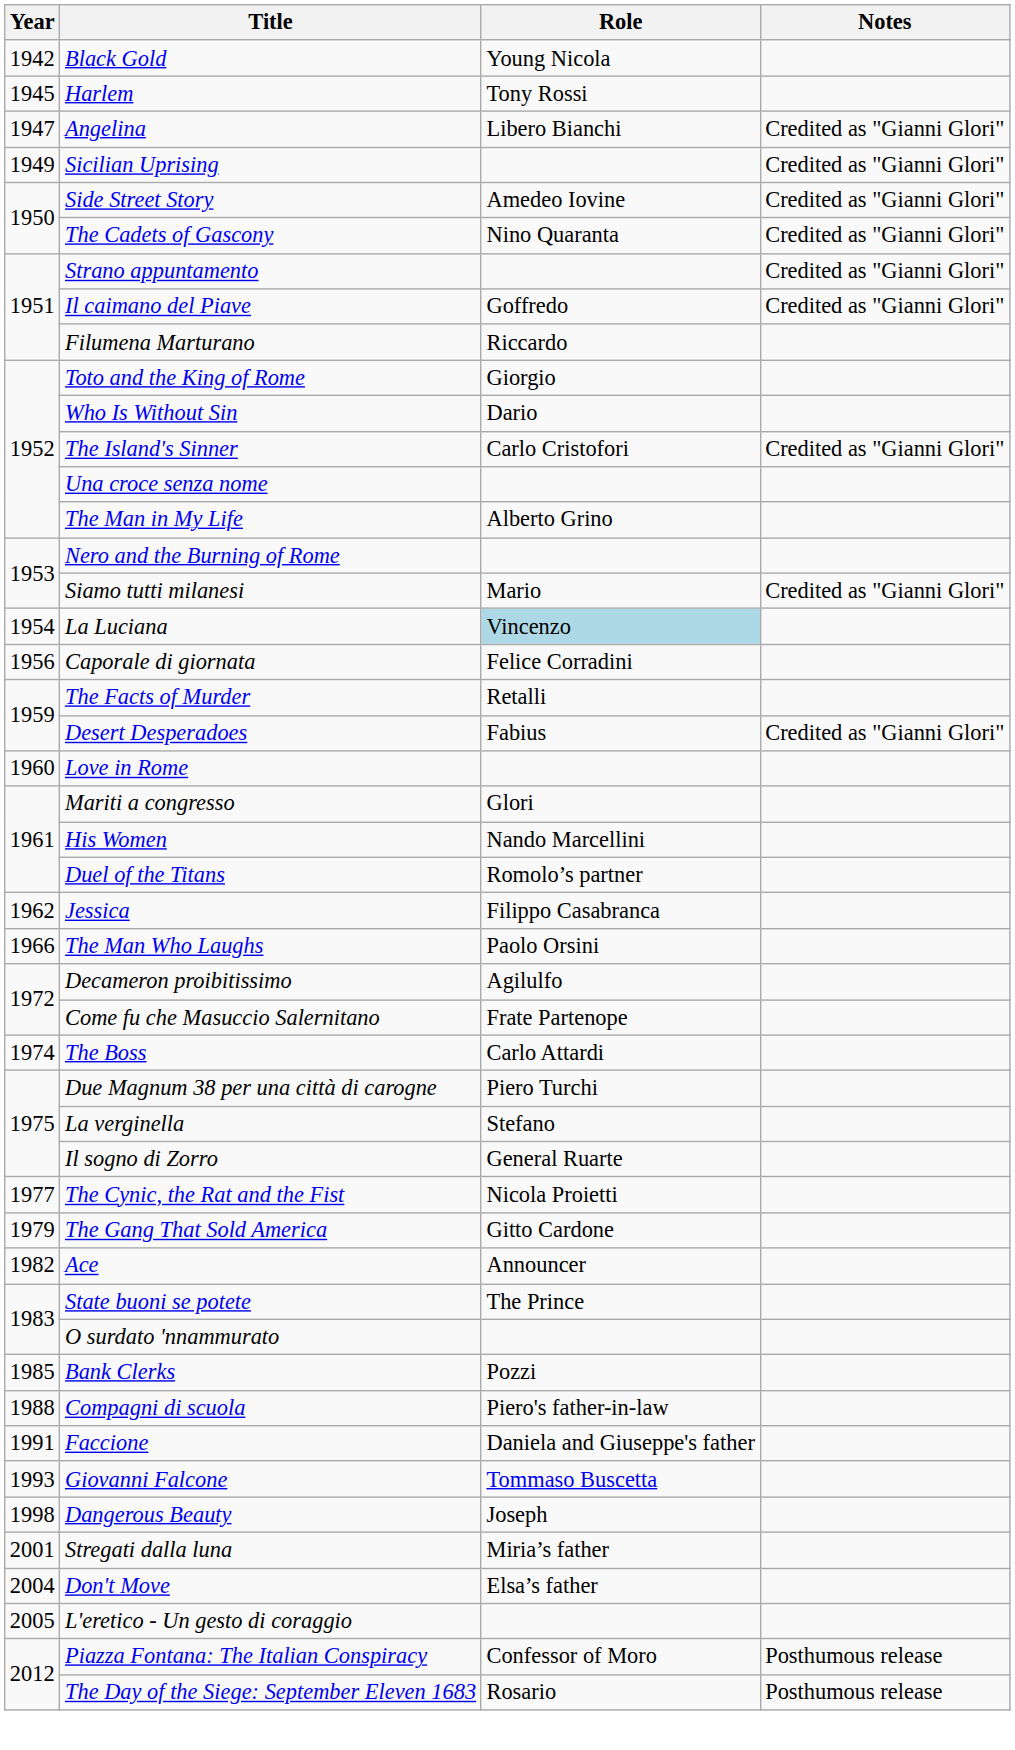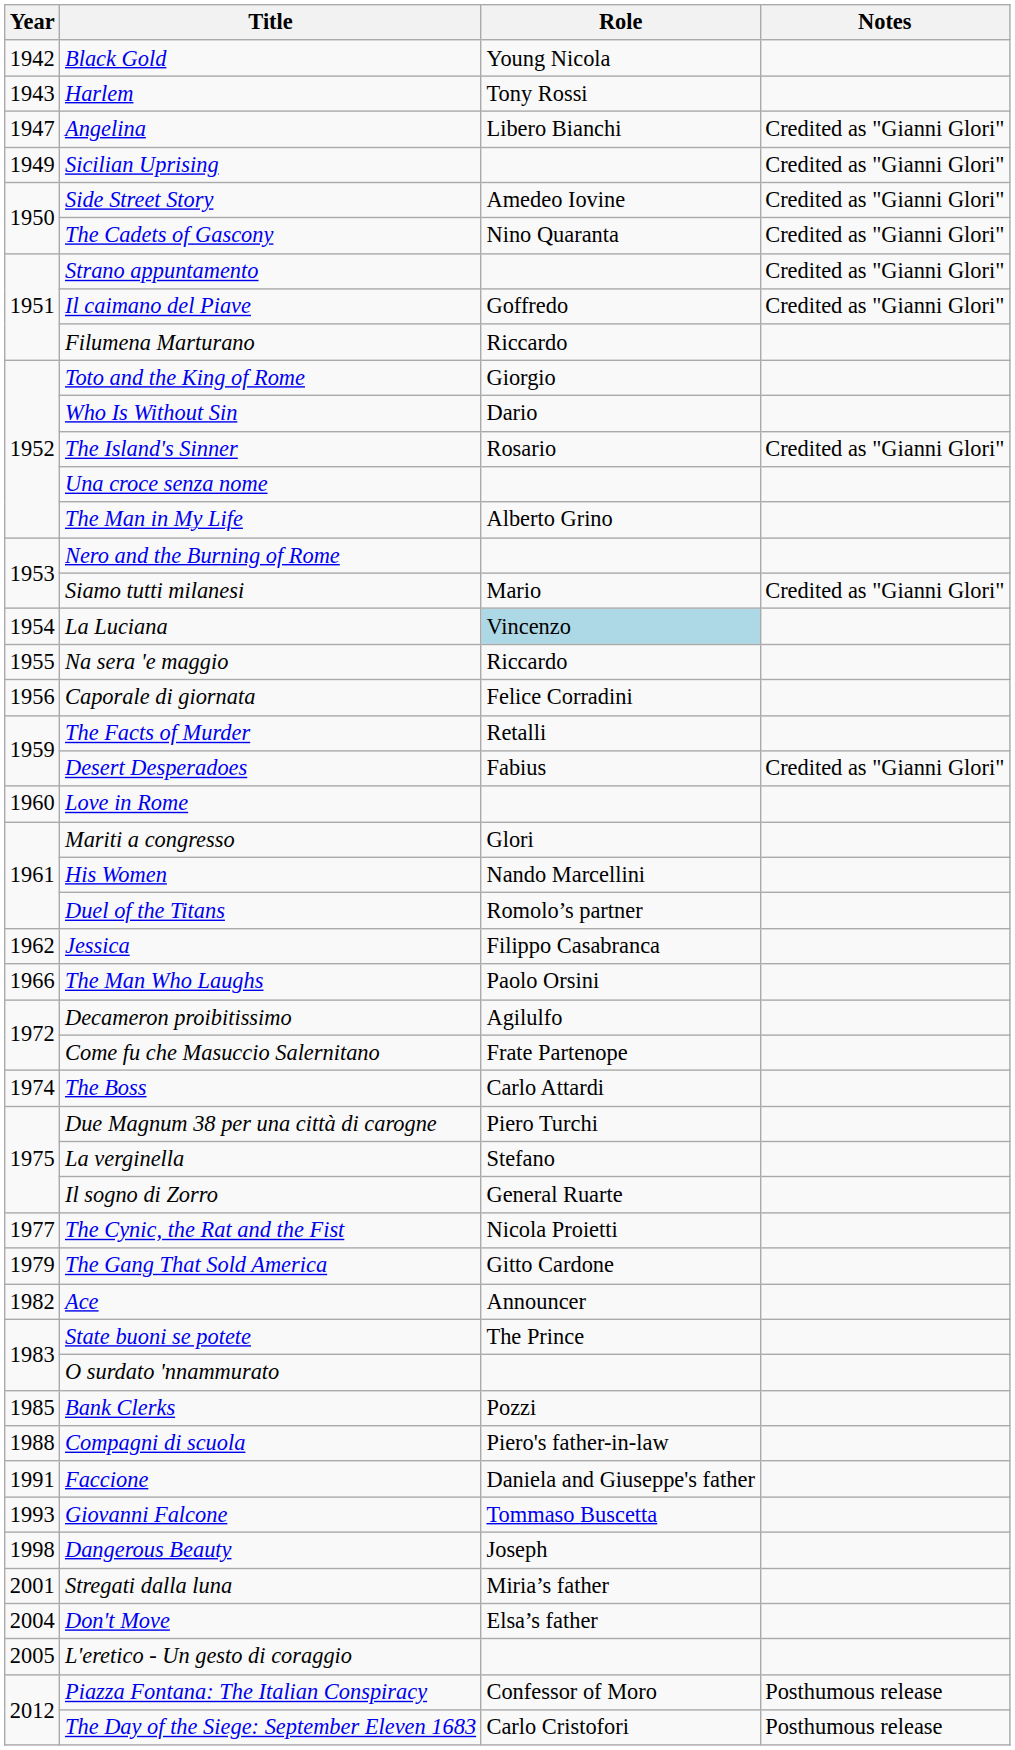(32, 93) 1945 -> (32, 93) 1943
(558, 448) Carlo Cristofori -> (521, 448) Rosario
+ row: (147, 661)
(521, 1691) Rosario -> (558, 1727) Carlo Cristofori
